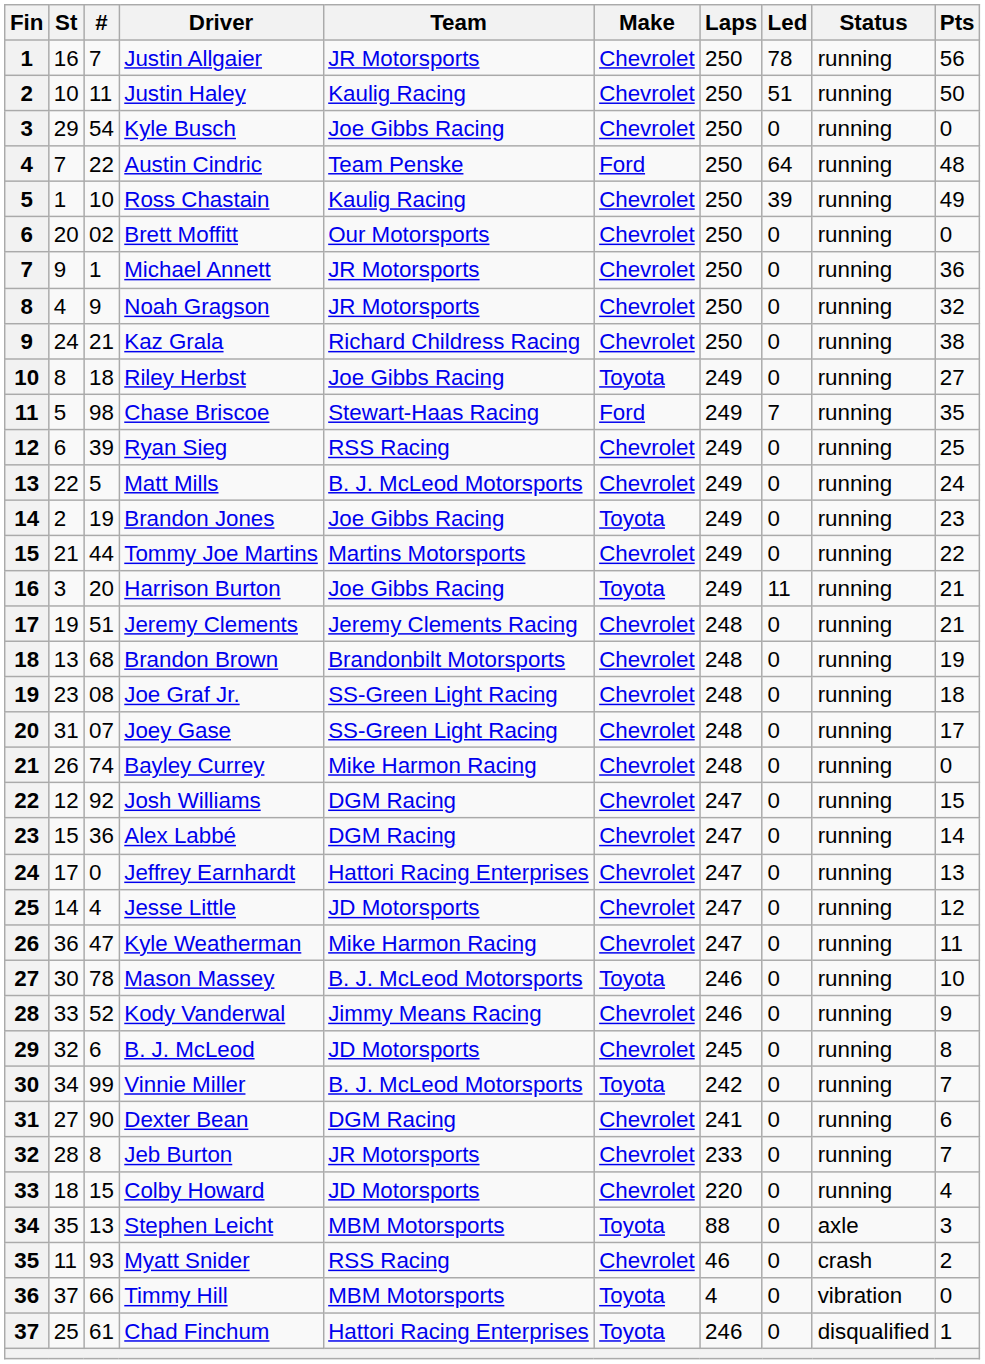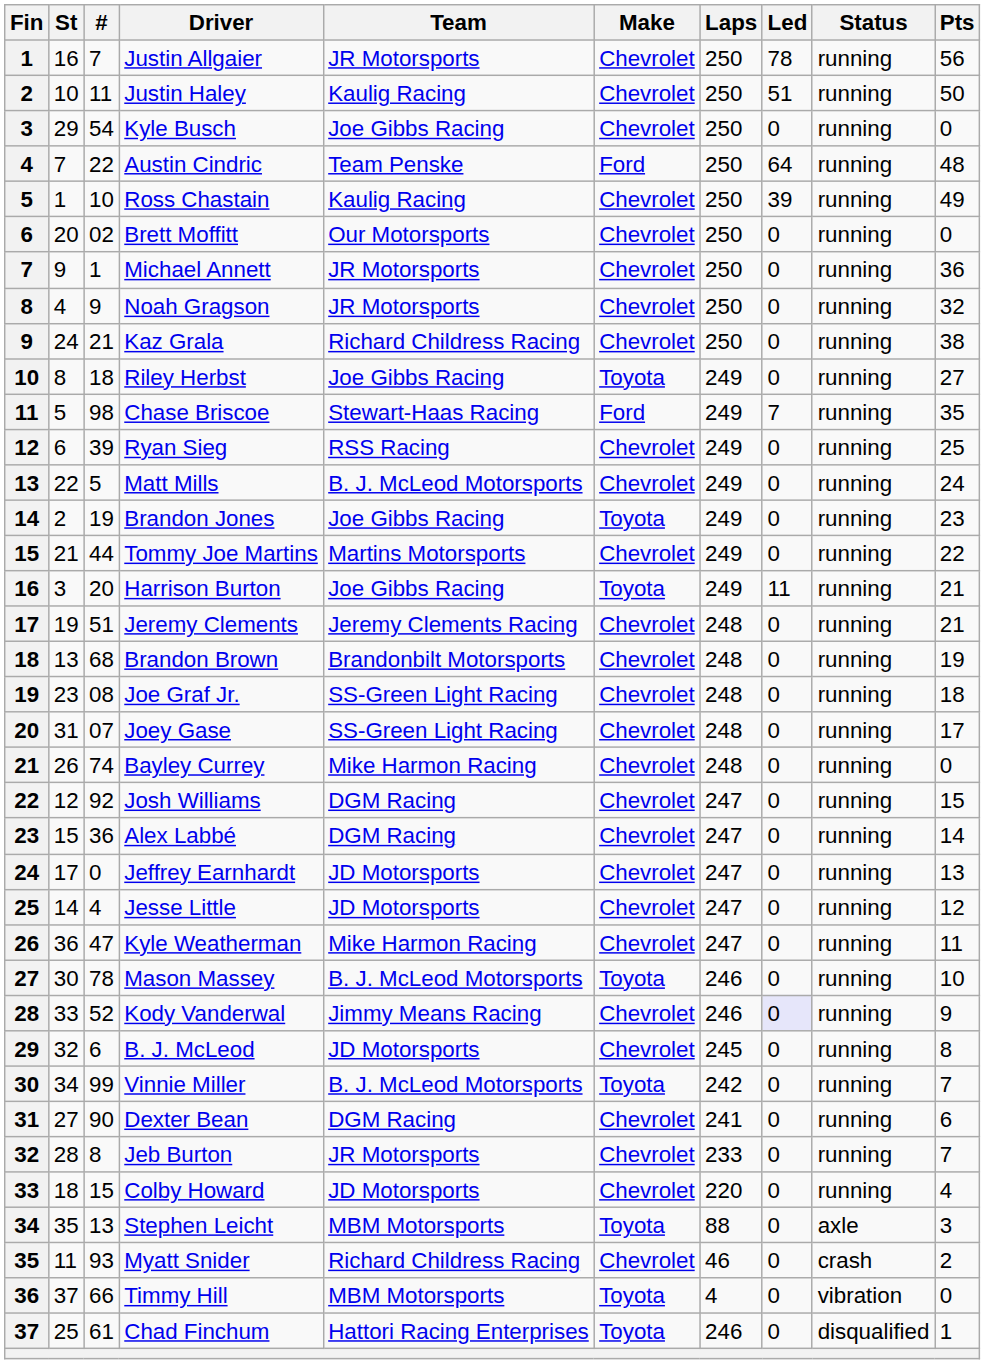(458, 872) Hattori Racing Enterprises -> (404, 872) JD Motorsports
(774, 1013) no background -> (774, 1013) lavender background
(389, 1261) RSS Racing -> (454, 1261) Richard Childress Racing
